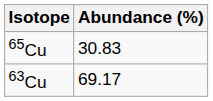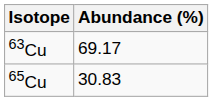rows swapped: (28, 80) <-> (28, 47)
